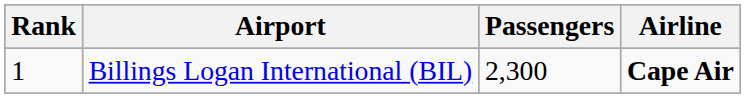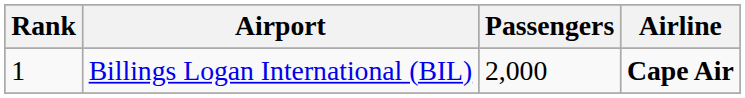(516, 70) 2,300 -> (516, 70) 2,000
